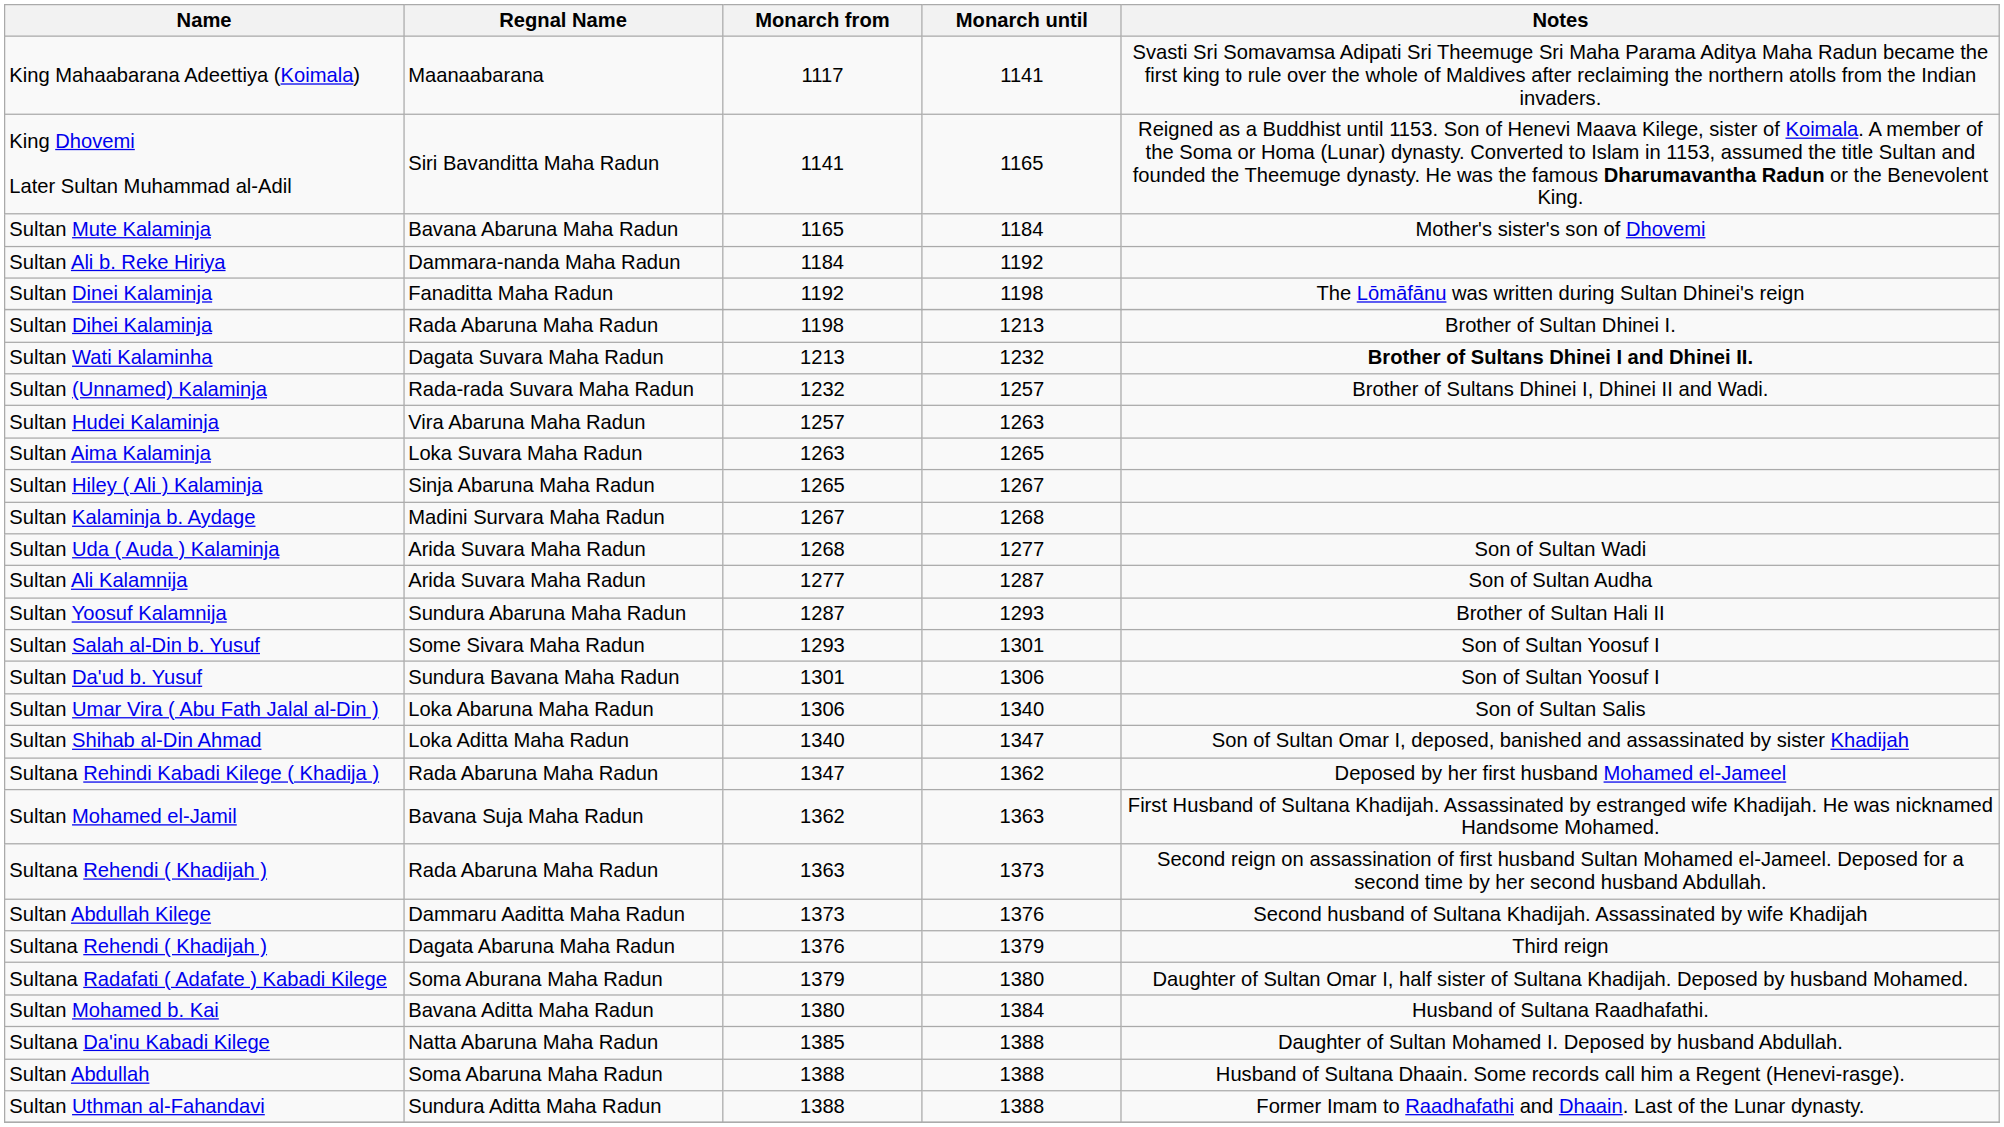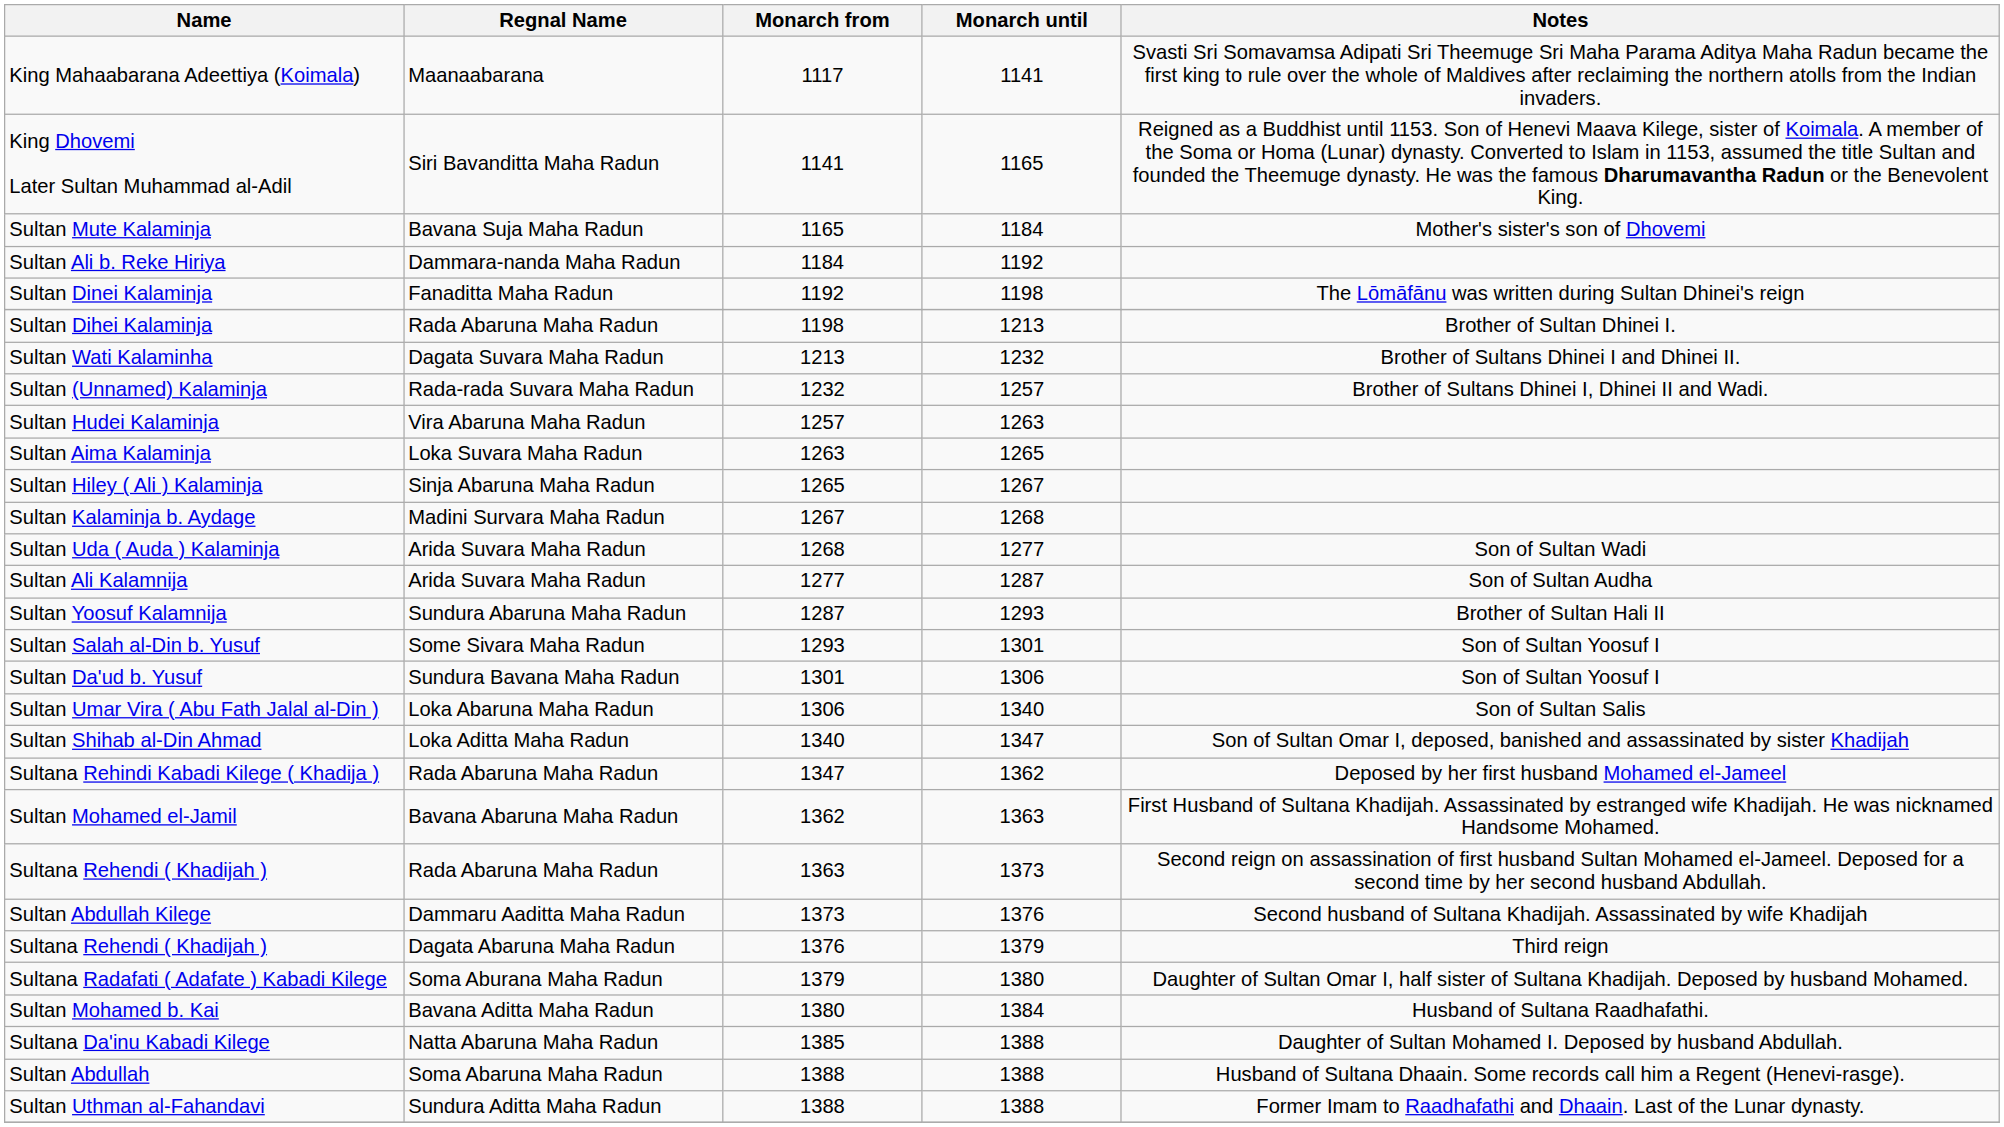(543, 229) Bavana Abaruna Maha Radun -> (526, 229) Bavana Suja Maha Radun
(1560, 357) bold -> (1560, 357) normal
(526, 816) Bavana Suja Maha Radun -> (543, 816) Bavana Abaruna Maha Radun
